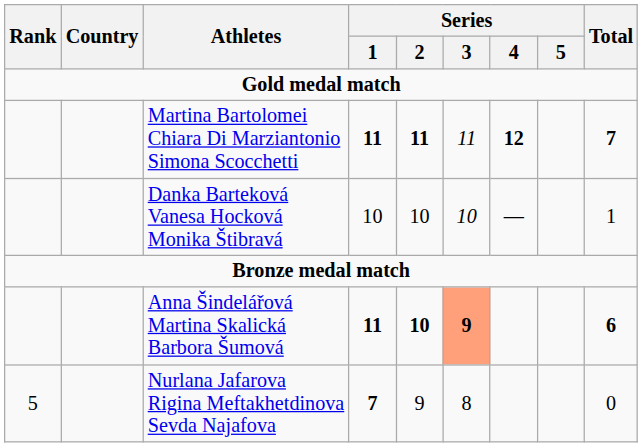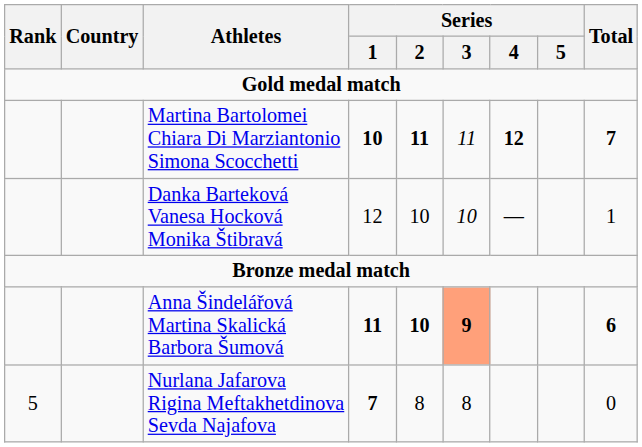(372, 139) 11 -> (372, 139) 10
(372, 216) 10 -> (372, 216) 12
(420, 403) 9 -> (420, 403) 8
